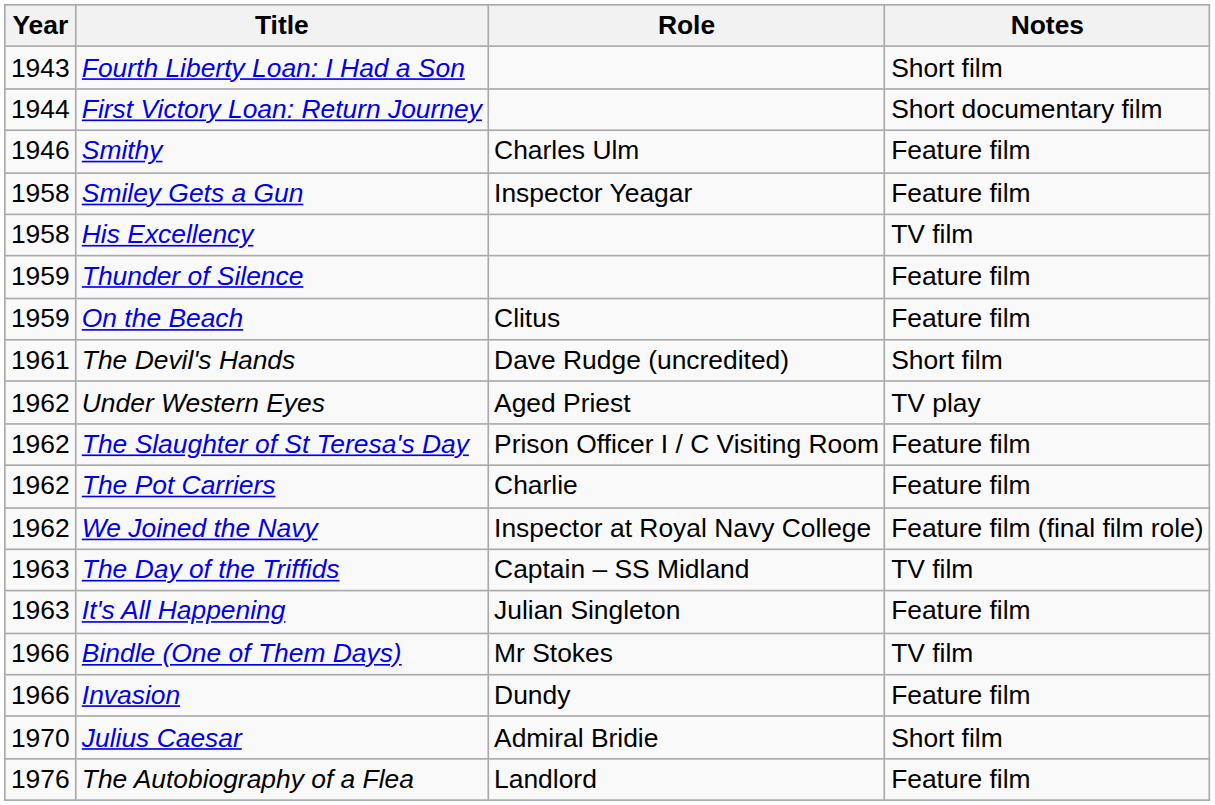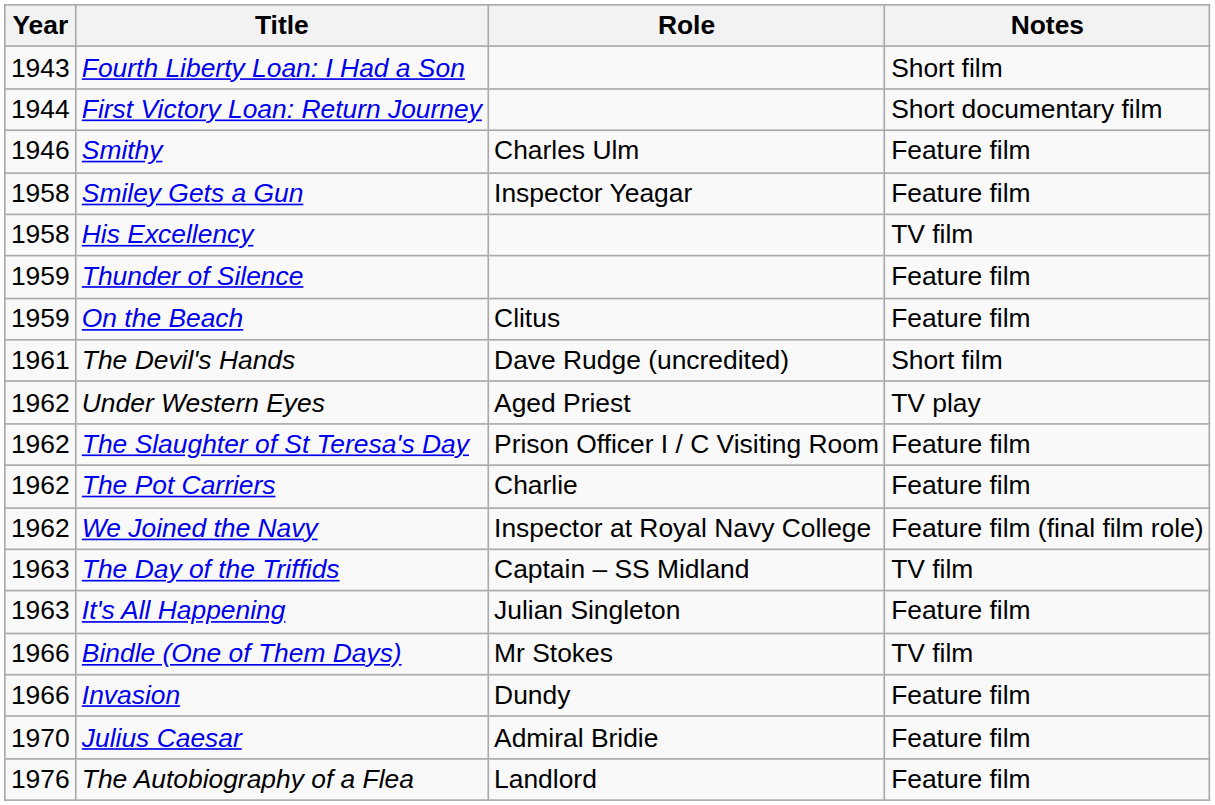(947, 737) Short film -> (961, 737) Feature film
